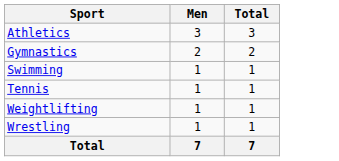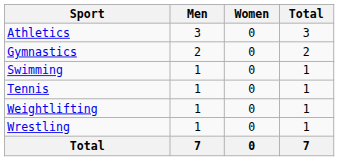+ column: (252, 14)
